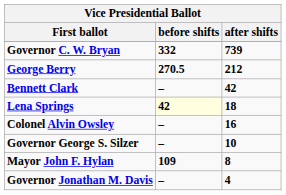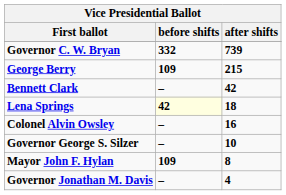(171, 69) 270.5 -> (167, 69) 109
(233, 69) 212 -> (233, 69) 215
